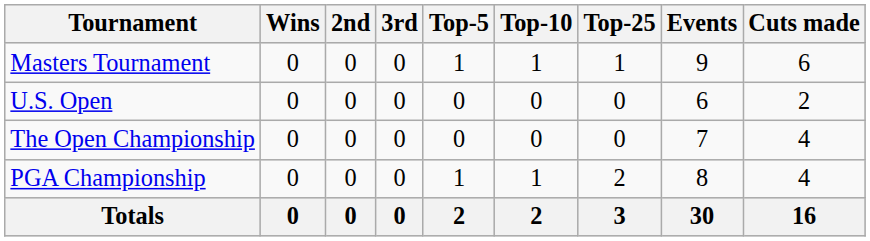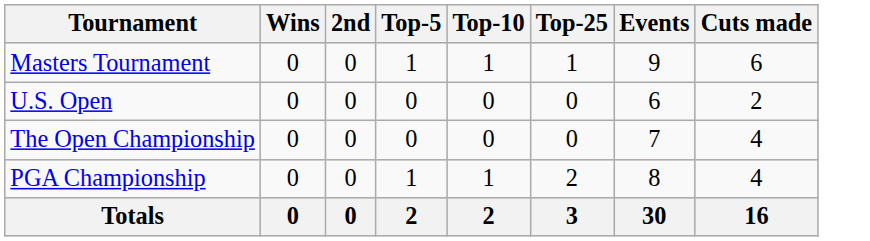- column: (400, 23)
